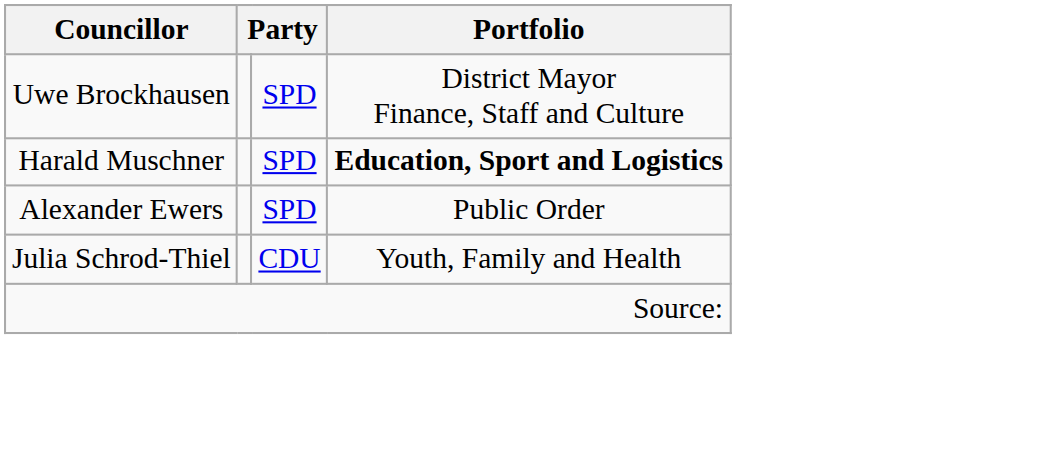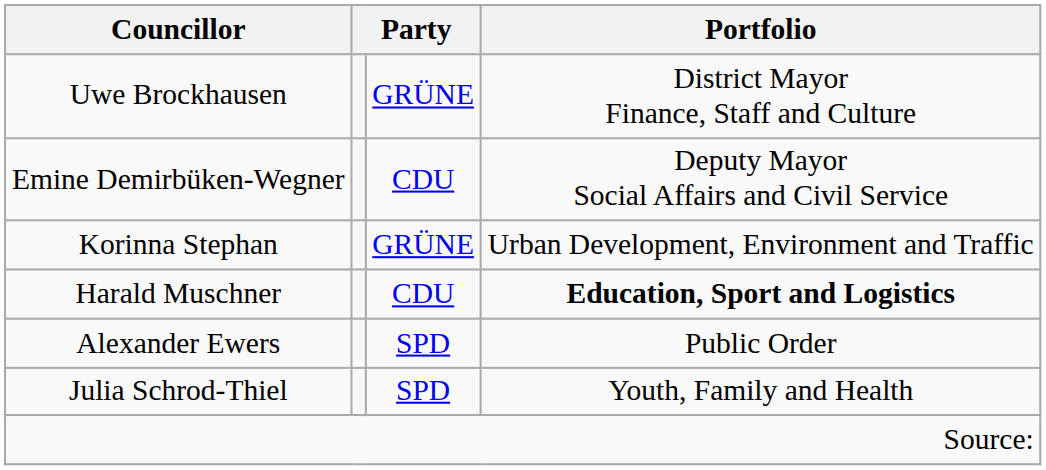(290, 95) SPD -> (423, 95) GRÜNE
+ row: (178, 178)
+ row: (178, 244)
(290, 161) SPD -> (423, 293) CDU
(290, 258) CDU -> (423, 391) SPD
